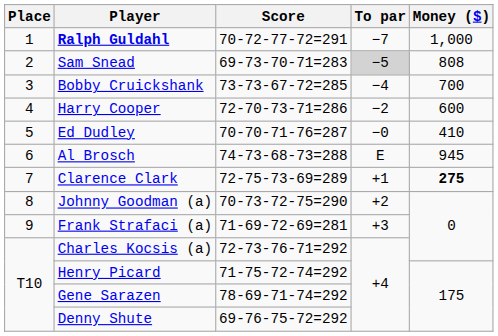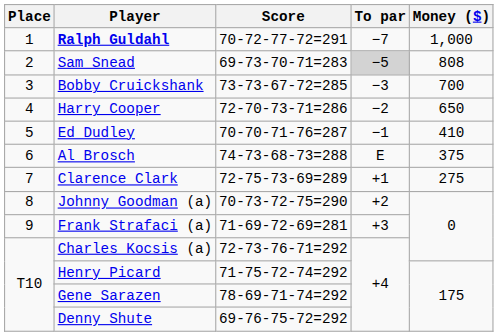(380, 86) −4 -> (380, 86) −3
(451, 109) 600 -> (451, 109) 650
(380, 133) −0 -> (380, 133) −1
(451, 156) 945 -> (451, 156) 375
(451, 179) bold -> (451, 179) normal
